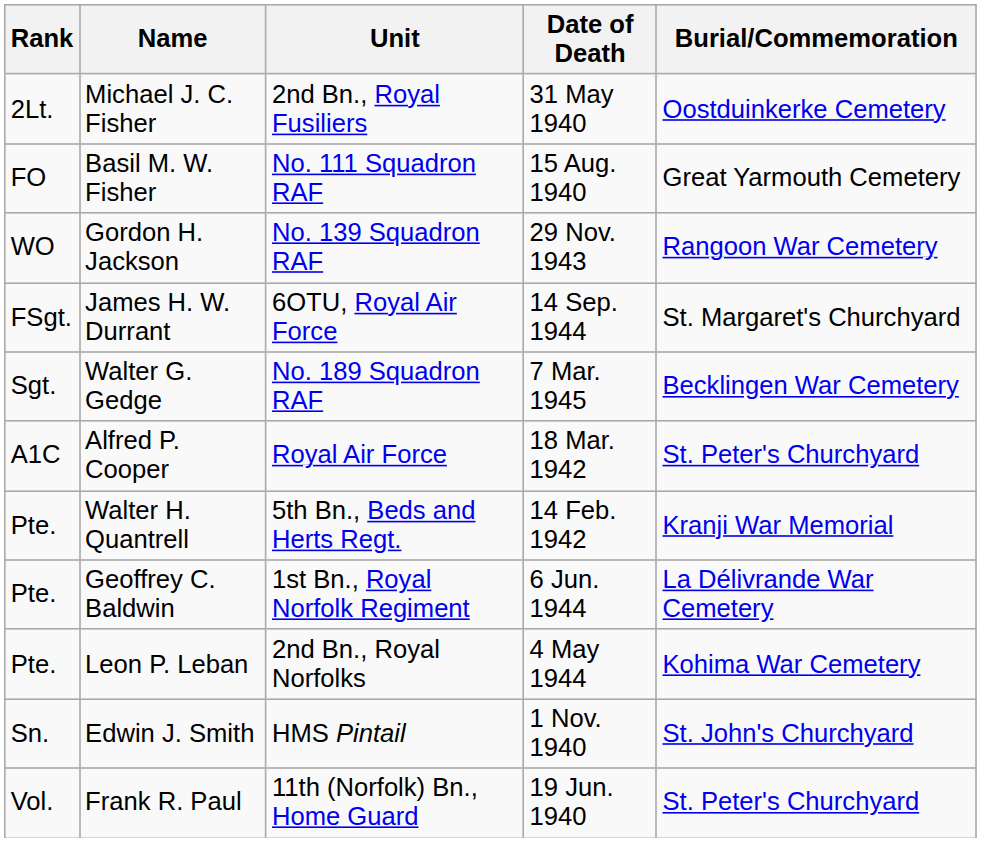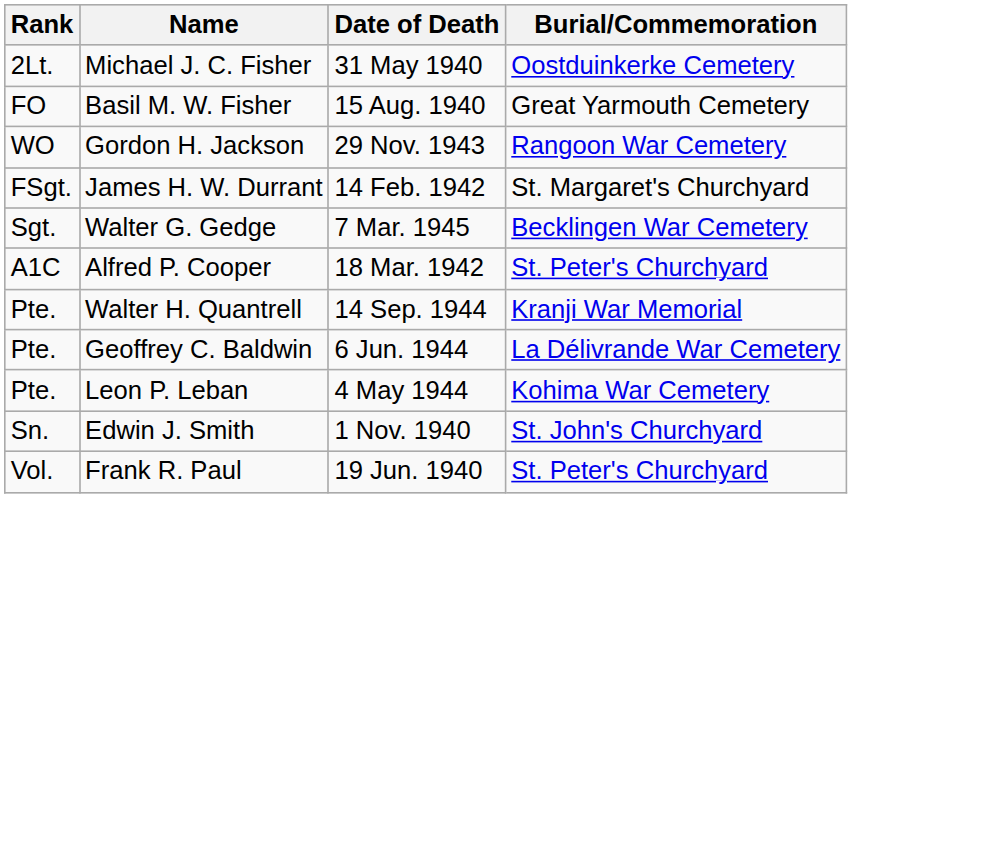- column: (395, 39)
(574, 316) 14 Sep. 1944 -> (410, 187) 14 Feb. 1942
(573, 524) 14 Feb. 1942 -> (411, 308) 14 Sep. 1944
